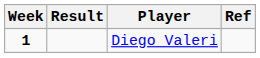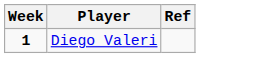- column: (77, 17)
